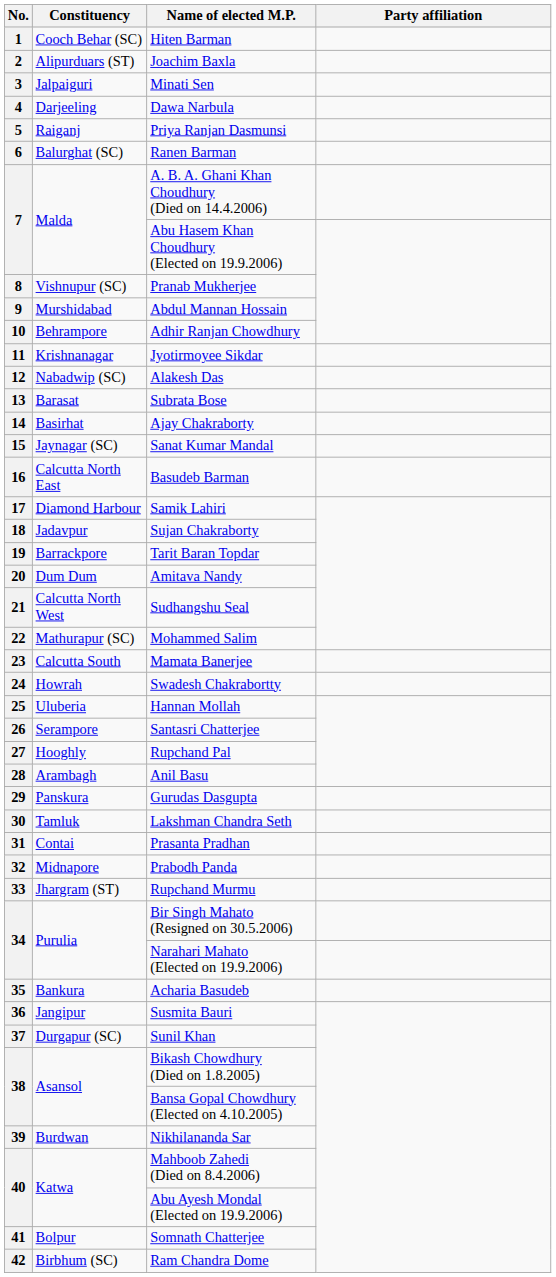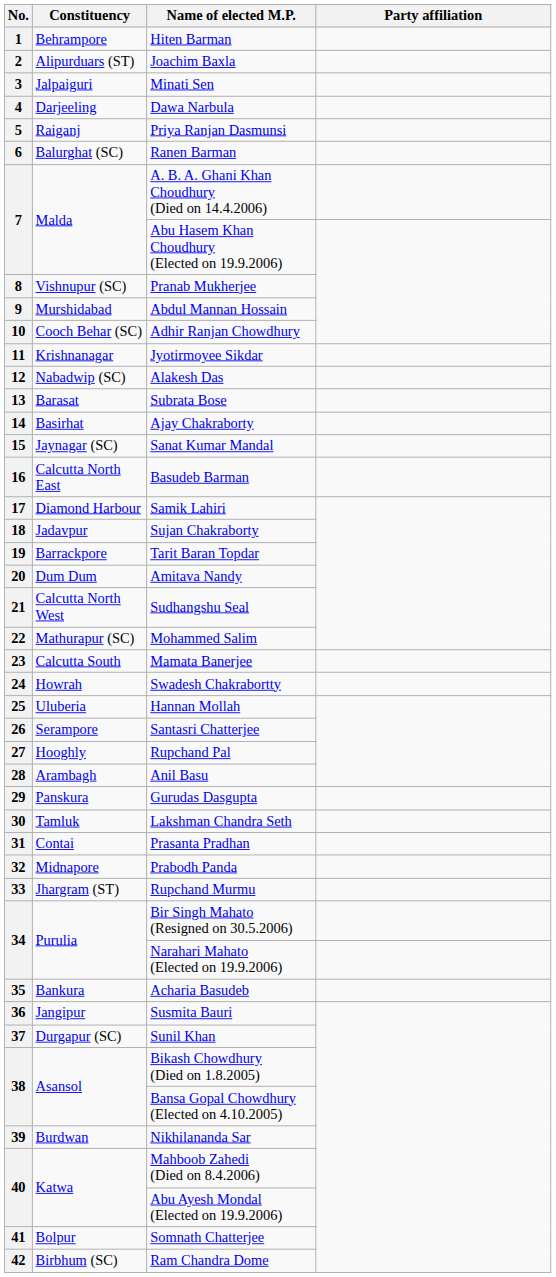(89, 38) Cooch Behar (SC) -> (71, 38) Behrampore
(71, 331) Behrampore -> (89, 331) Cooch Behar (SC)
